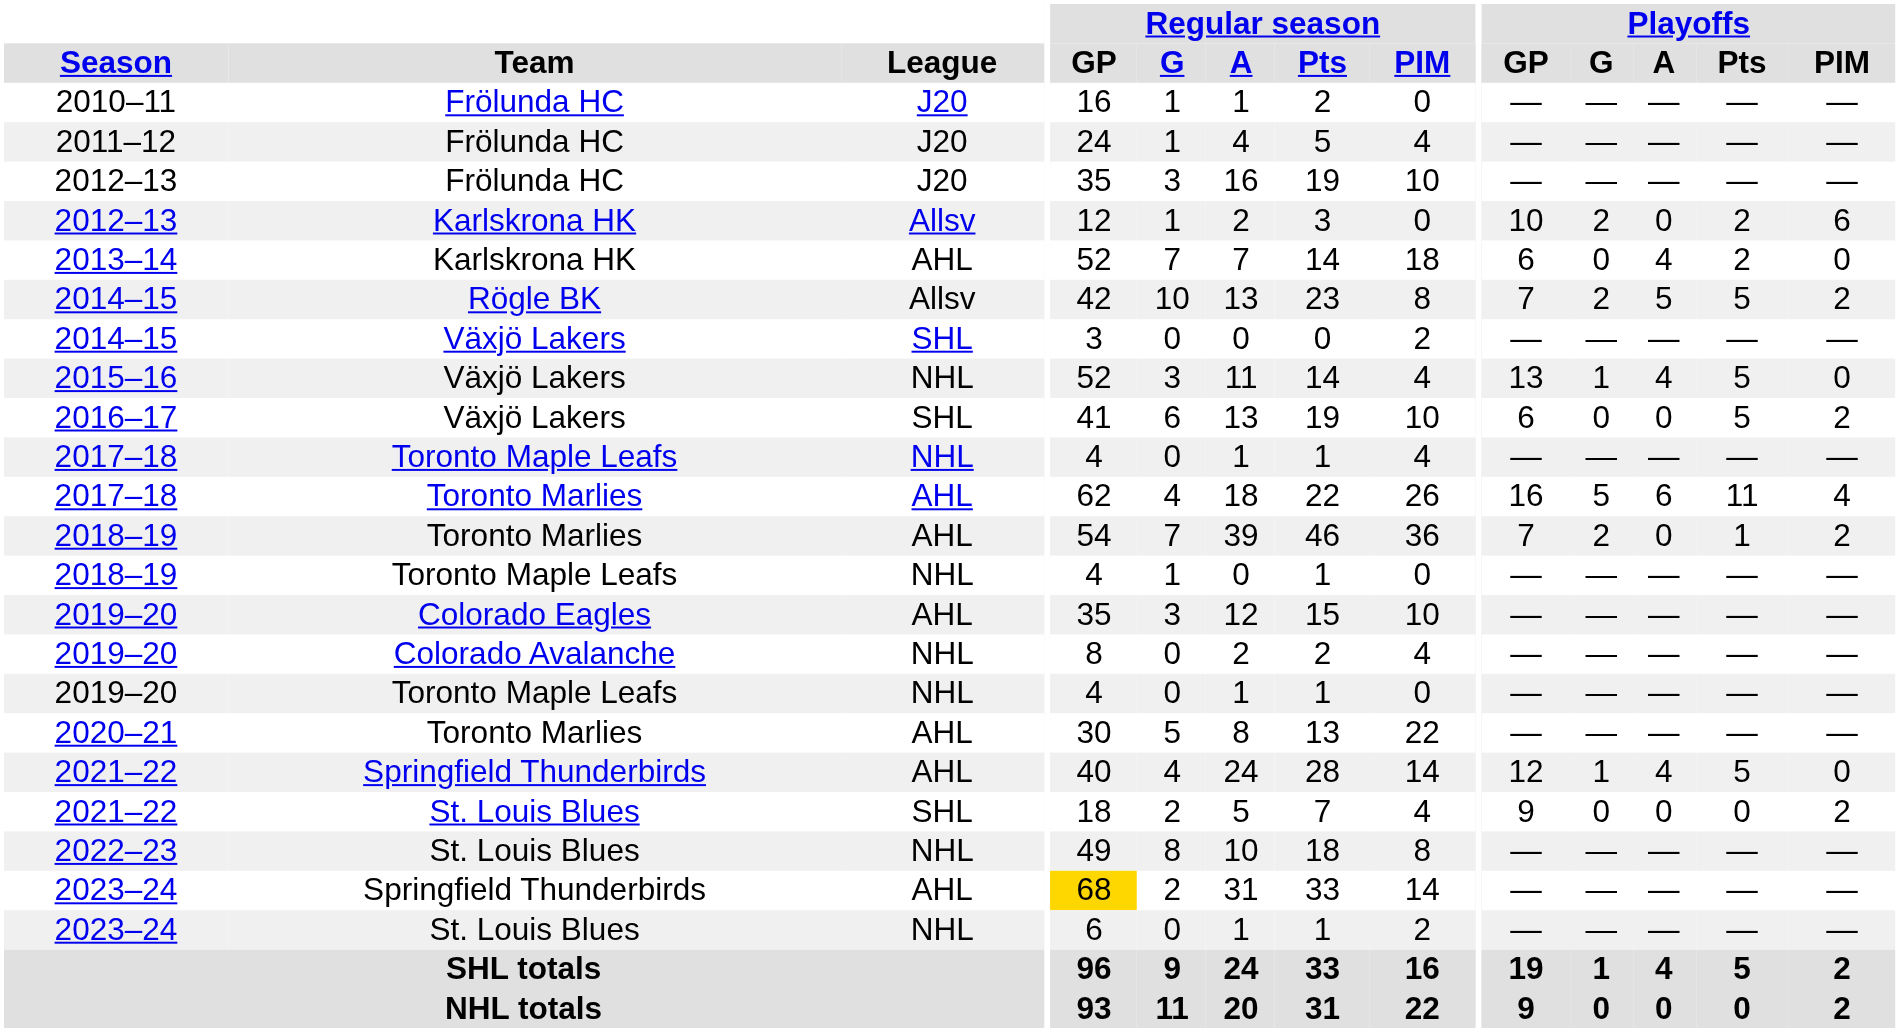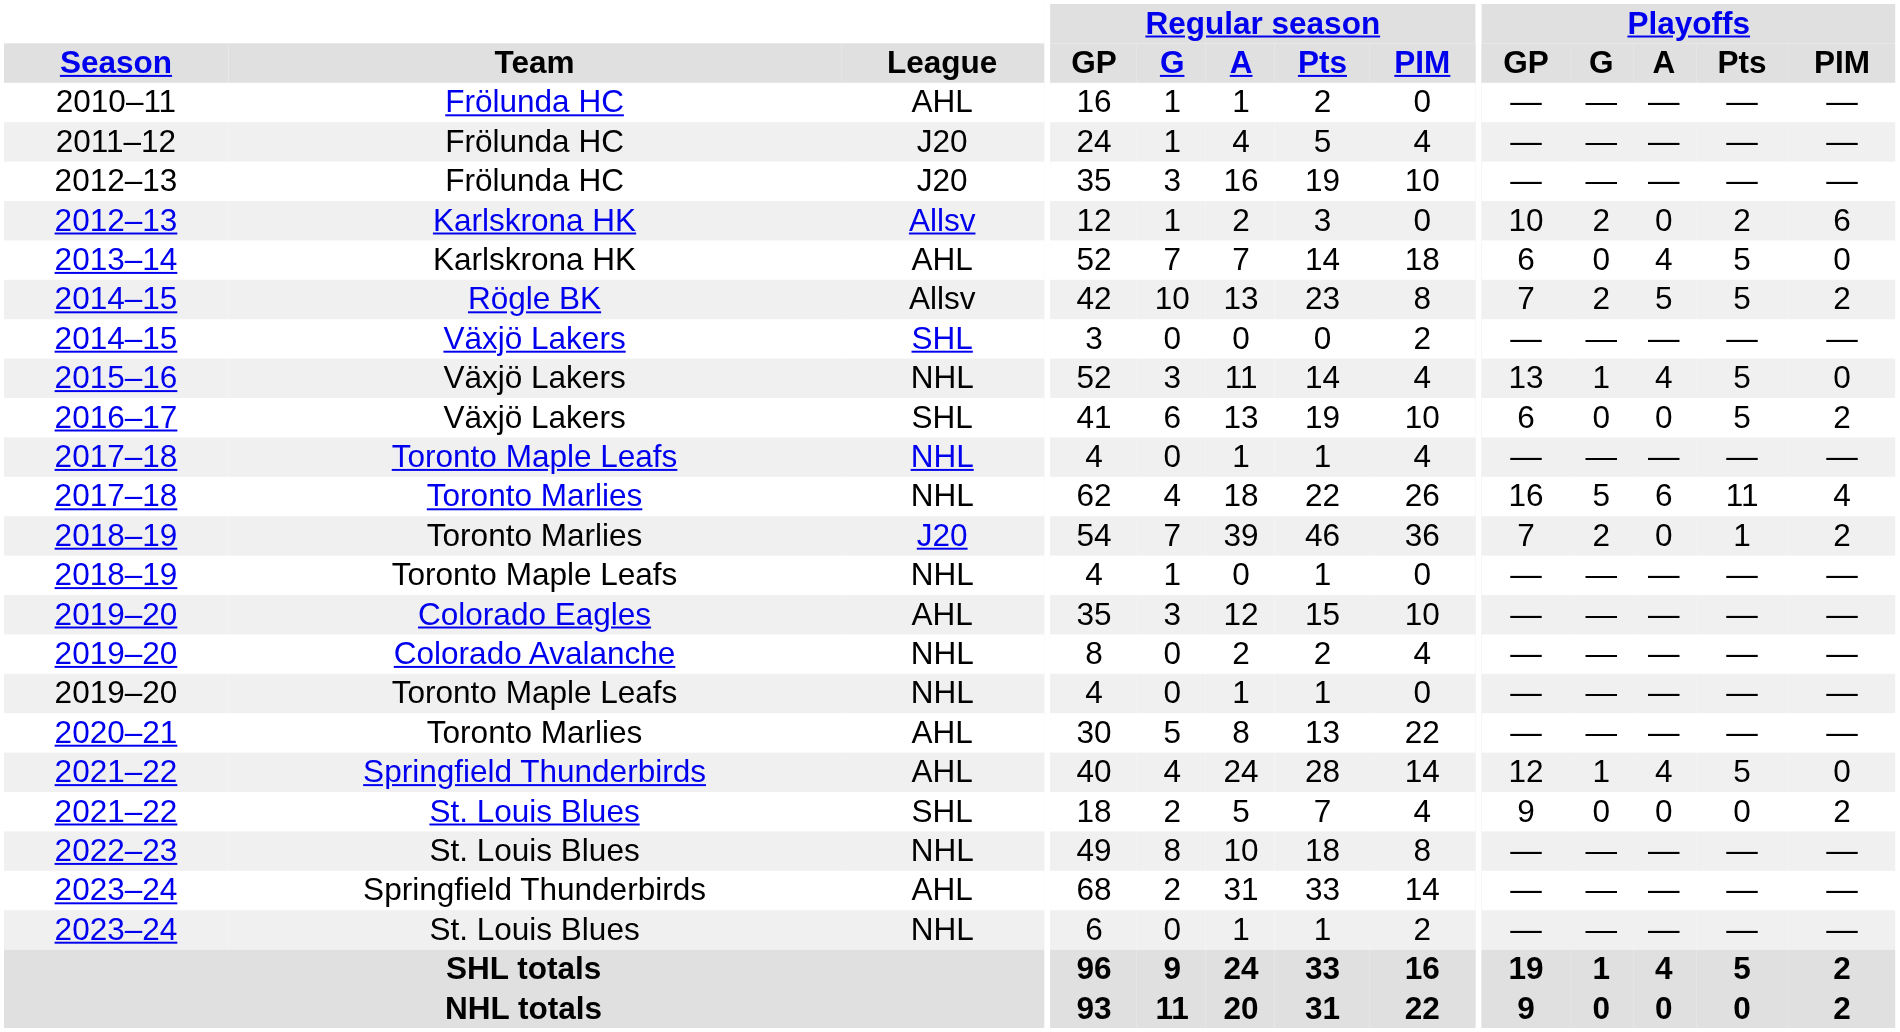(942, 102) J20 -> (942, 102) AHL
(1742, 259) 2 -> (1742, 259) 5
(942, 496) AHL -> (942, 496) NHL
(942, 535) AHL -> (942, 535) J20
(1094, 890) gold background -> (1094, 890) no background
